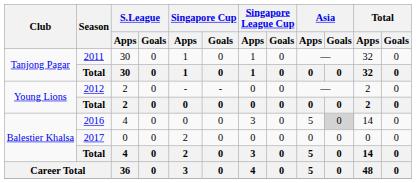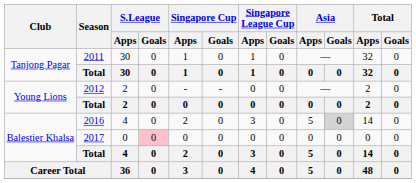(185, 121) 0 -> (185, 121) 2
(154, 137) no background -> (154, 137) pink background
(185, 137) 2 -> (185, 137) 0
